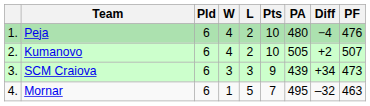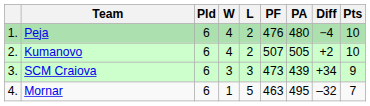columns swapped: (352, 14) <-> (273, 14)
